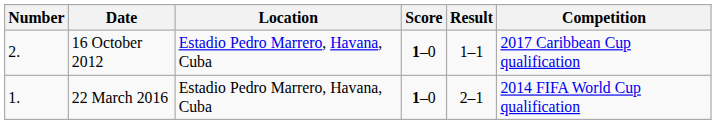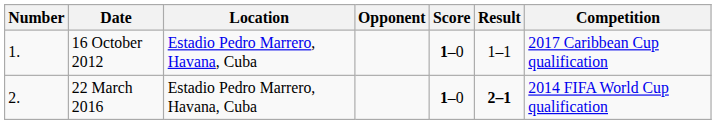+ column: (392, 17)
(14, 52) 2. -> (14, 52) 1.
(14, 97) 1. -> (14, 97) 2.
(471, 97) normal -> (499, 97) bold
